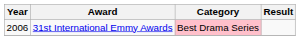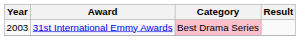(17, 27) 2006 -> (17, 27) 2003
